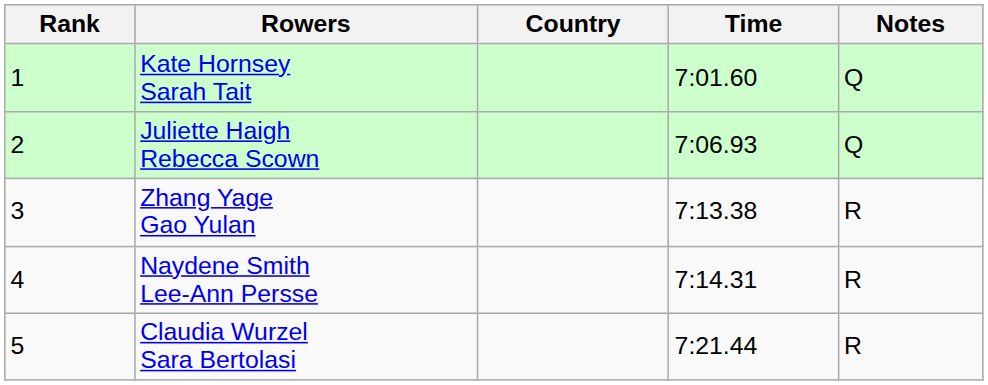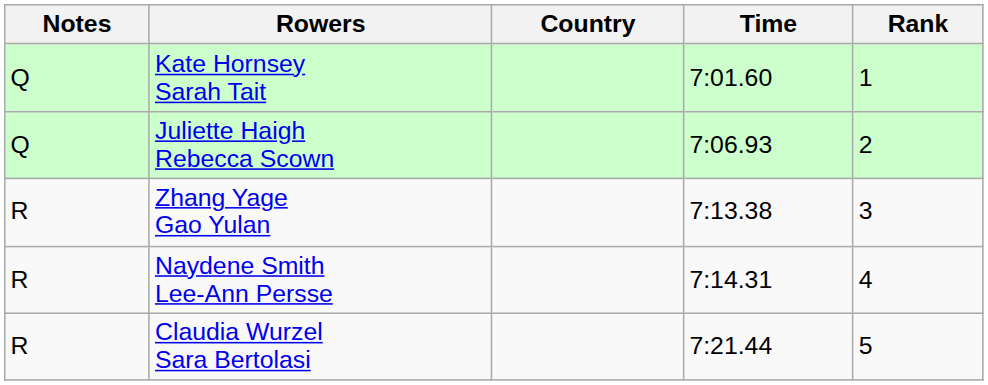columns swapped: (70, 24) <-> (911, 24)
